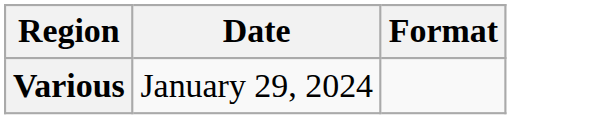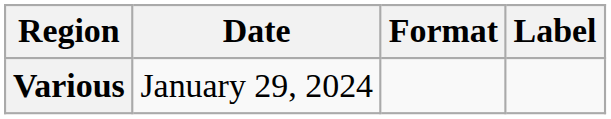+ column: (555, 31)
